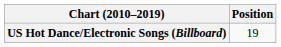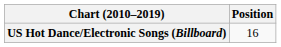(252, 33) 19 -> (252, 33) 16
